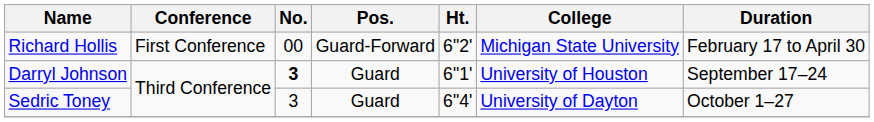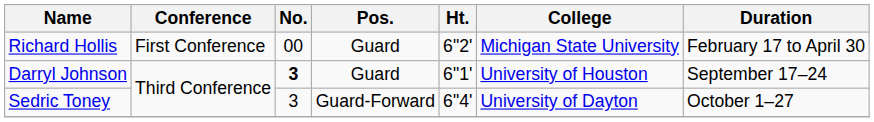(375, 46) Guard-Forward -> (375, 46) Guard
(375, 102) Guard -> (375, 102) Guard-Forward
